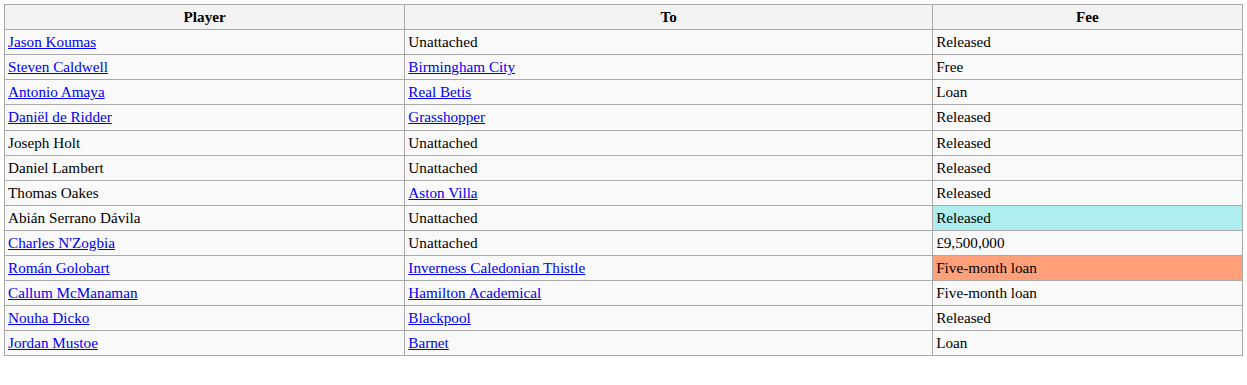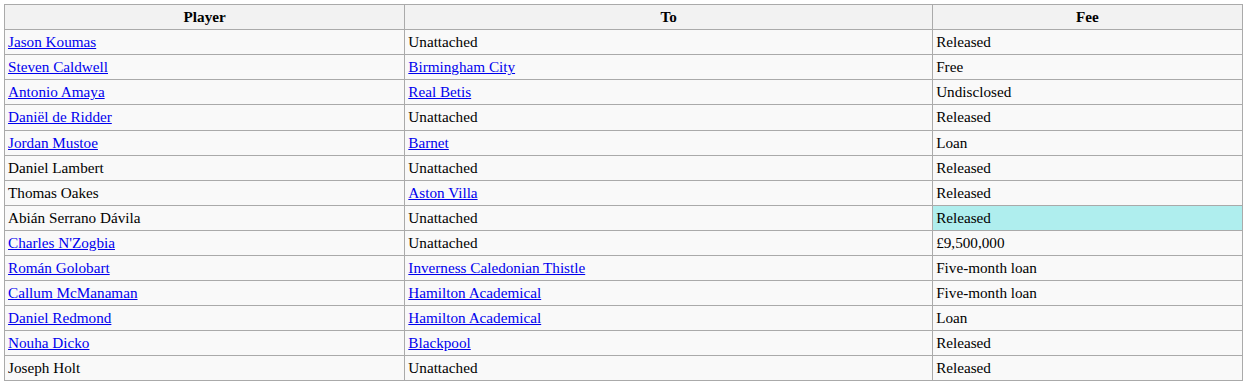(952, 92) Loan -> (974, 92) Undisclosed
(447, 117) Grasshopper -> (443, 117) Unattached
rows swapped: (44, 142) <-> (53, 343)
(987, 267) lightsalmon background -> (987, 267) no background
+ row: (60, 317)
